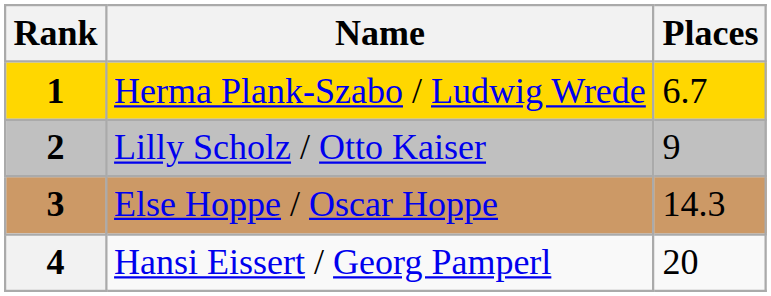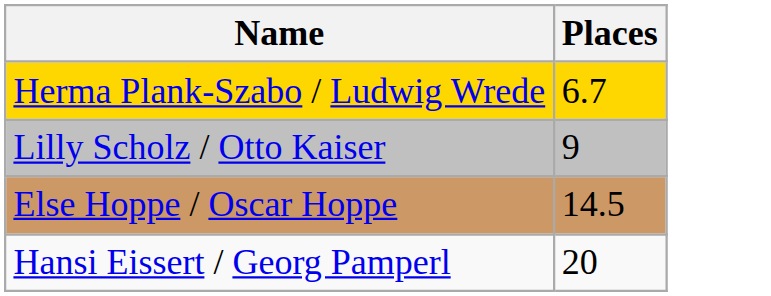- column: (55, 33)
(694, 204) 14.3 -> (593, 204) 14.5
